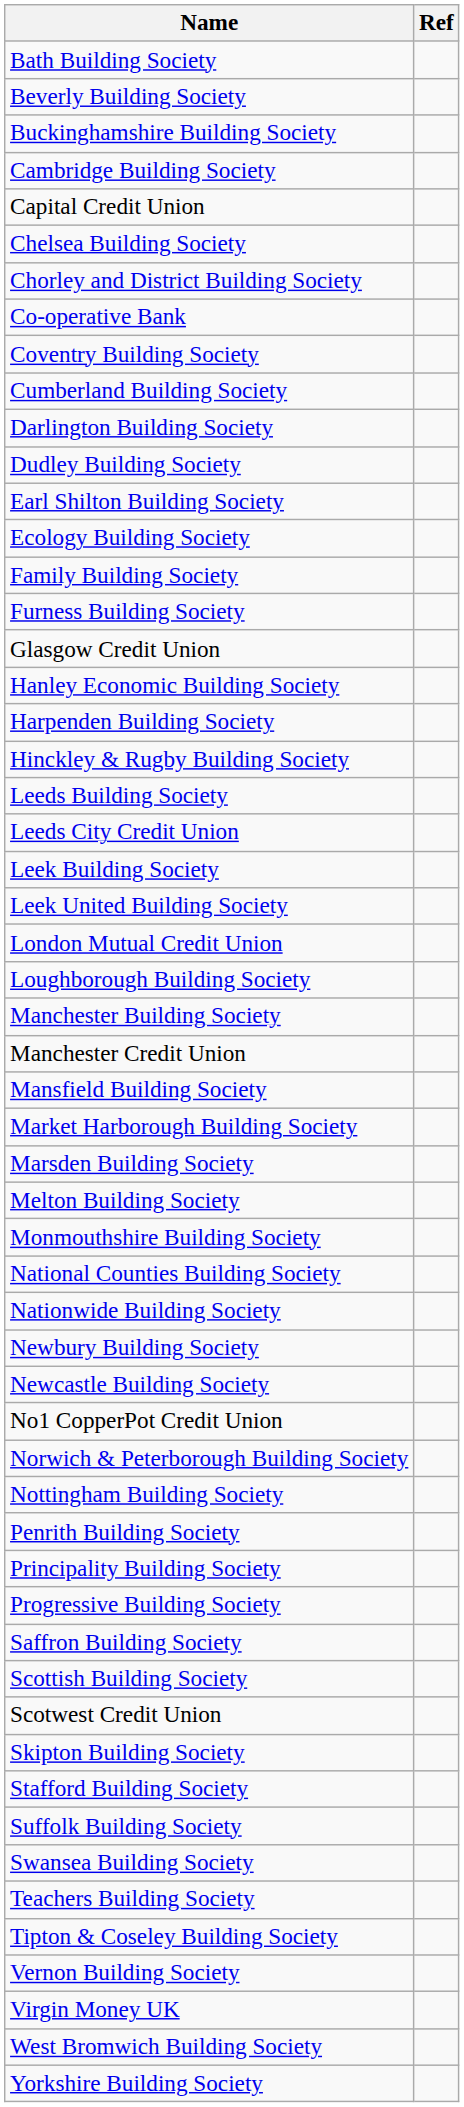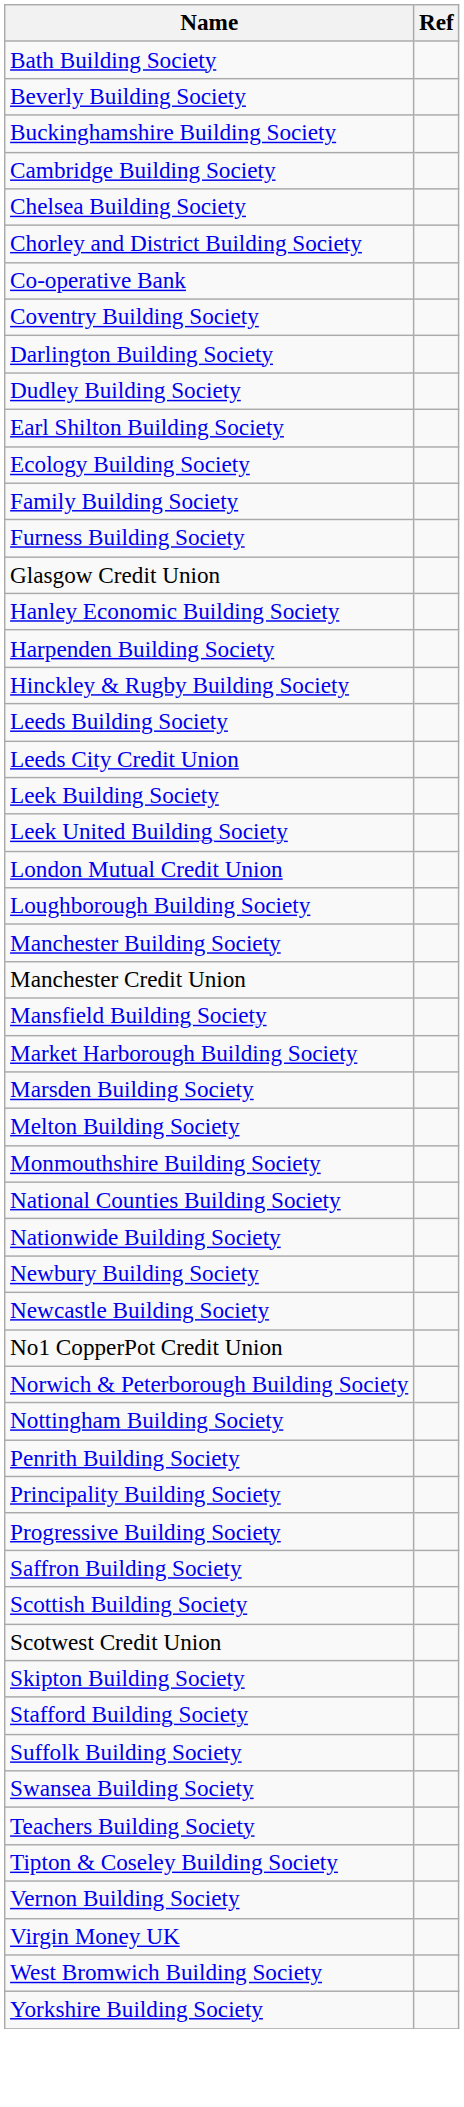- row: (107, 206)
- row: (149, 390)
